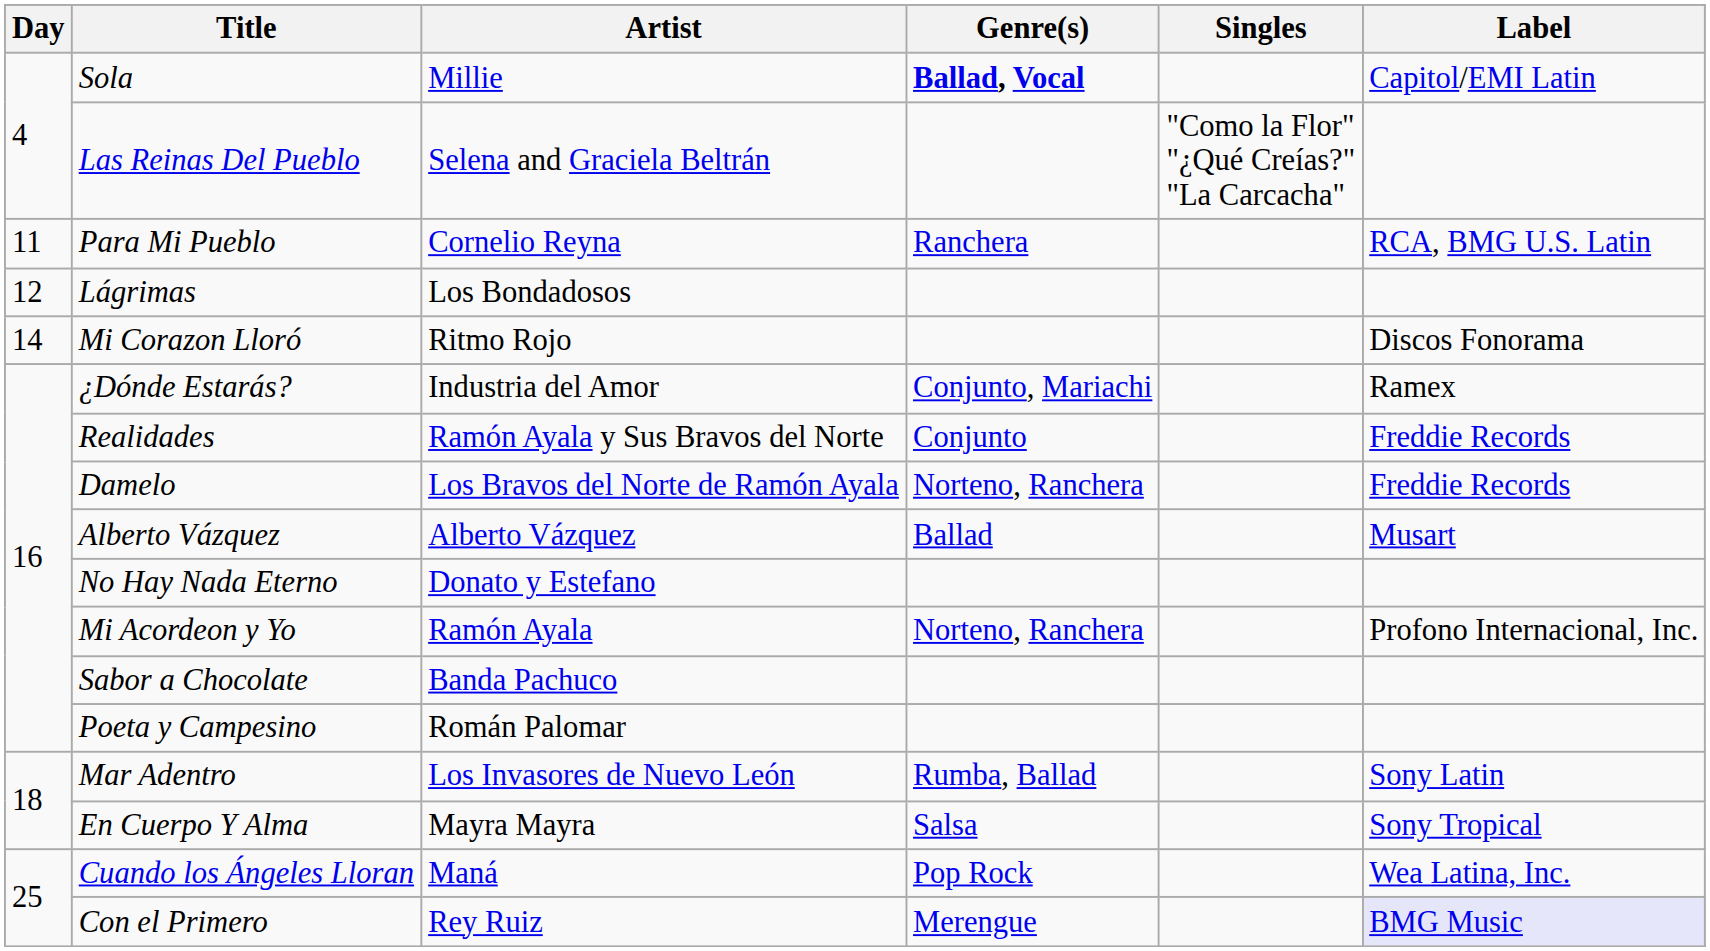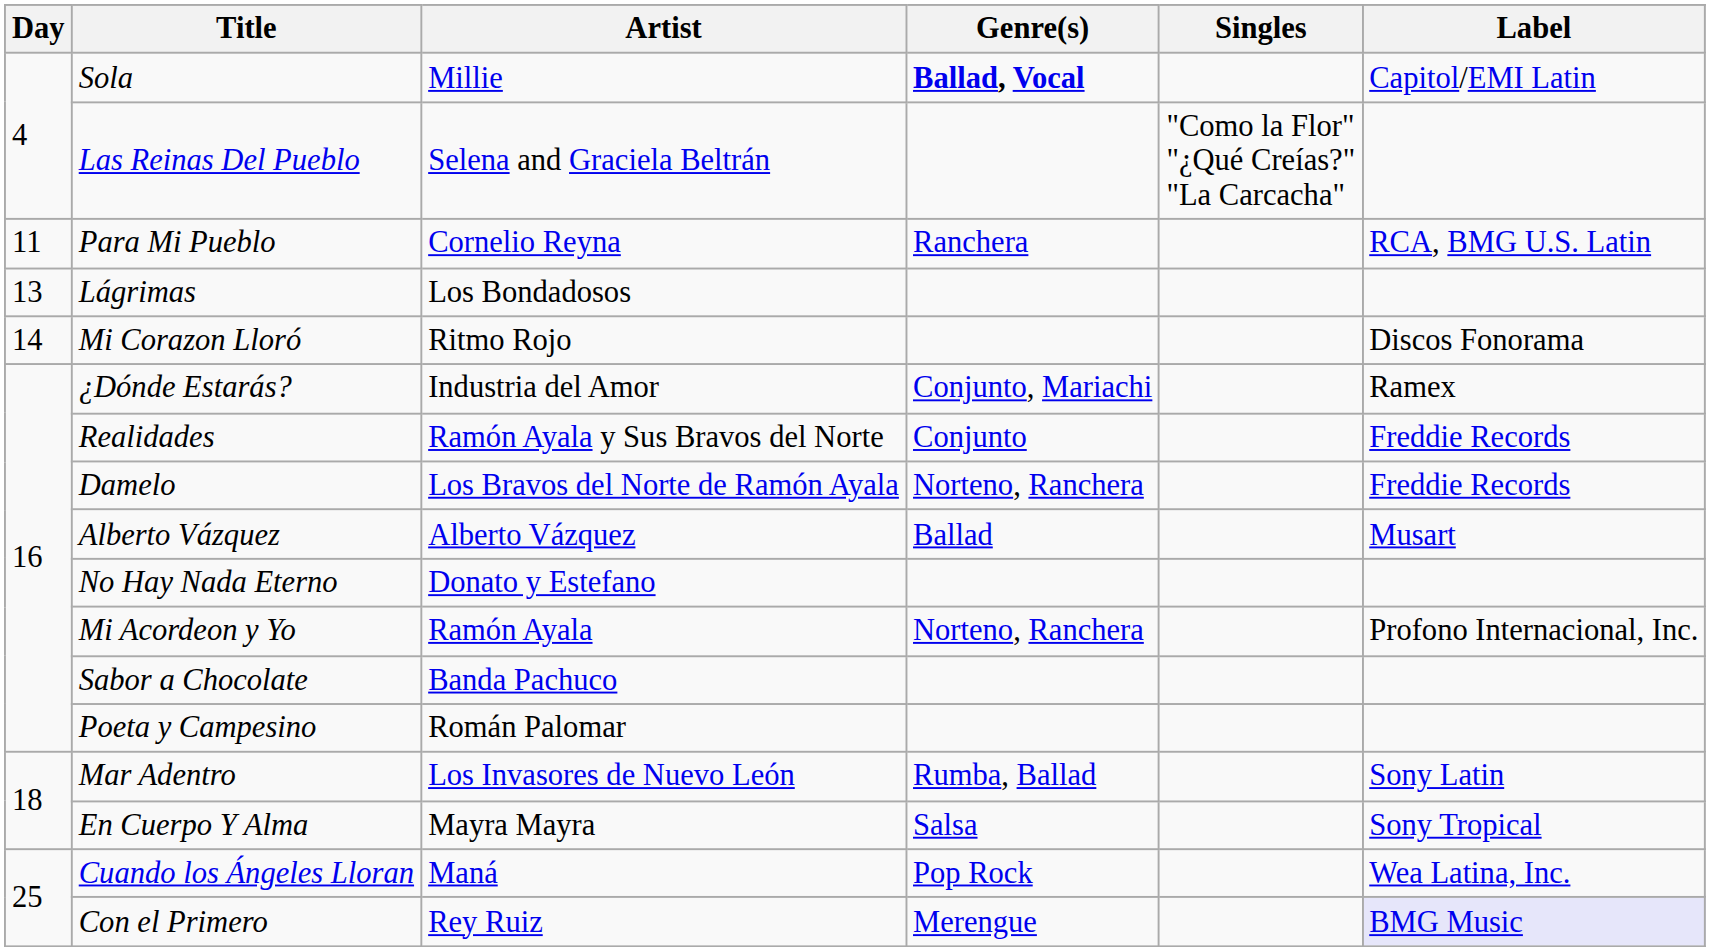(27, 291) 12 -> (27, 291) 13
